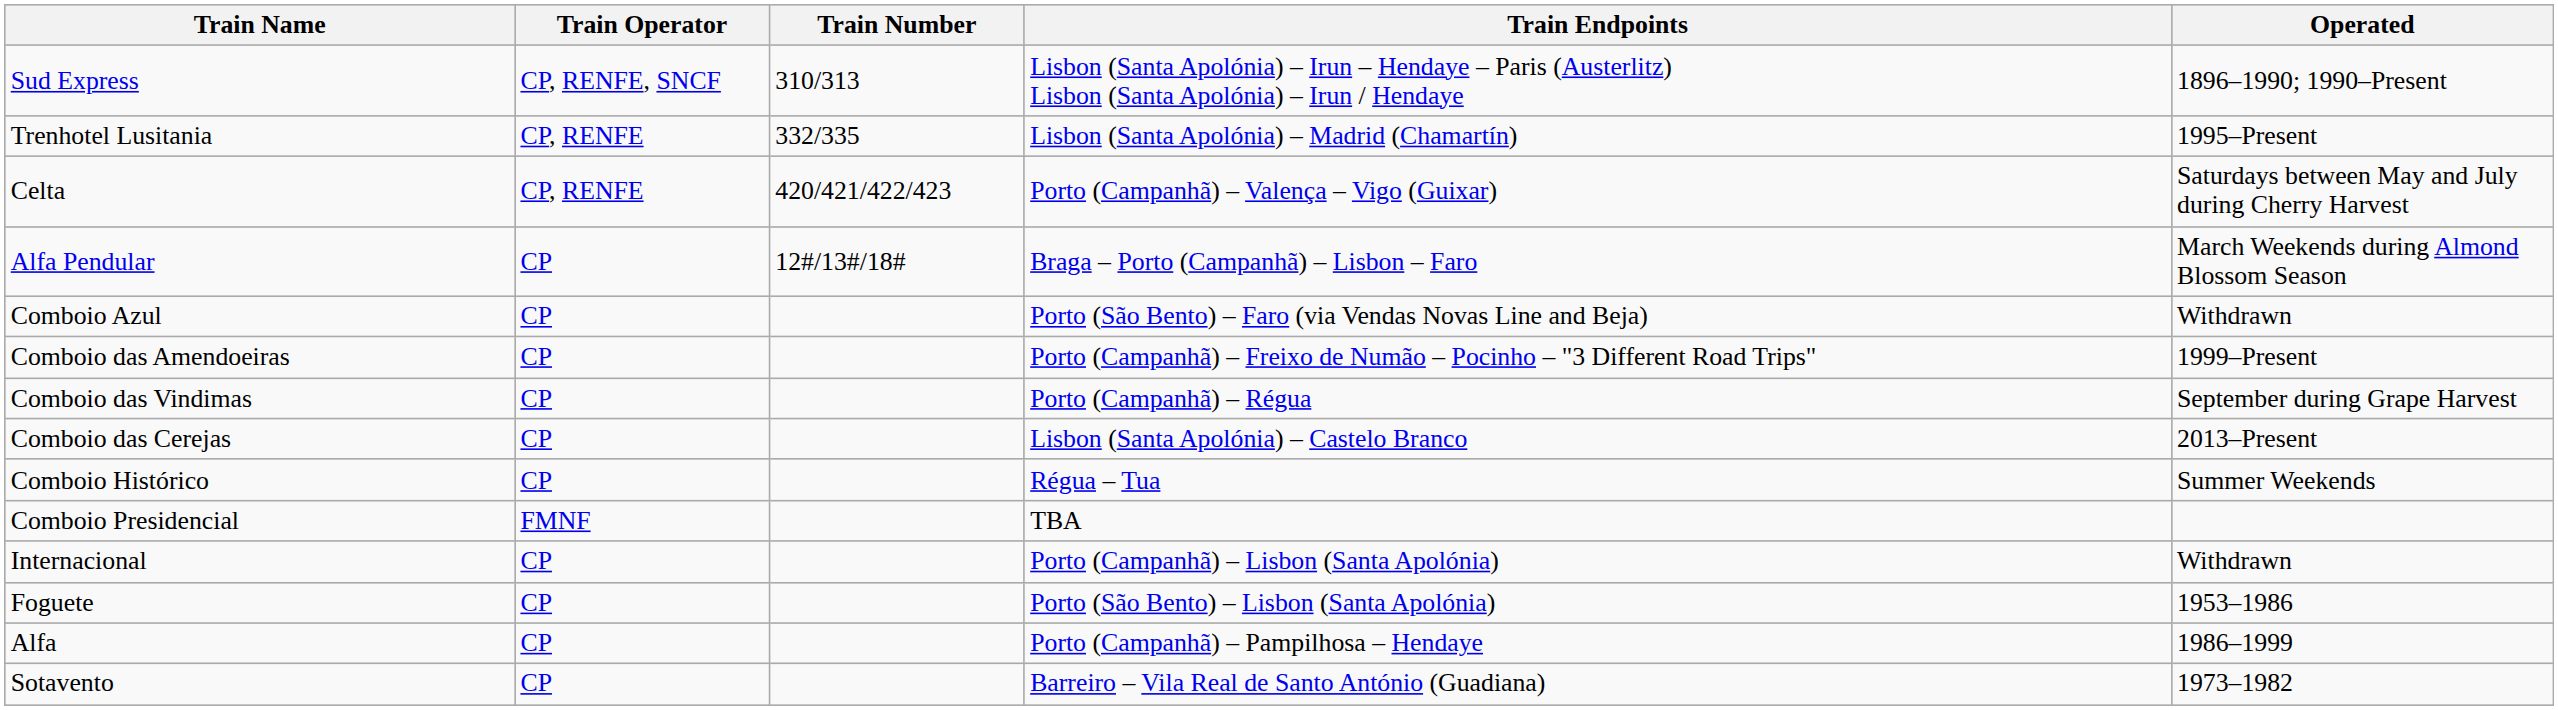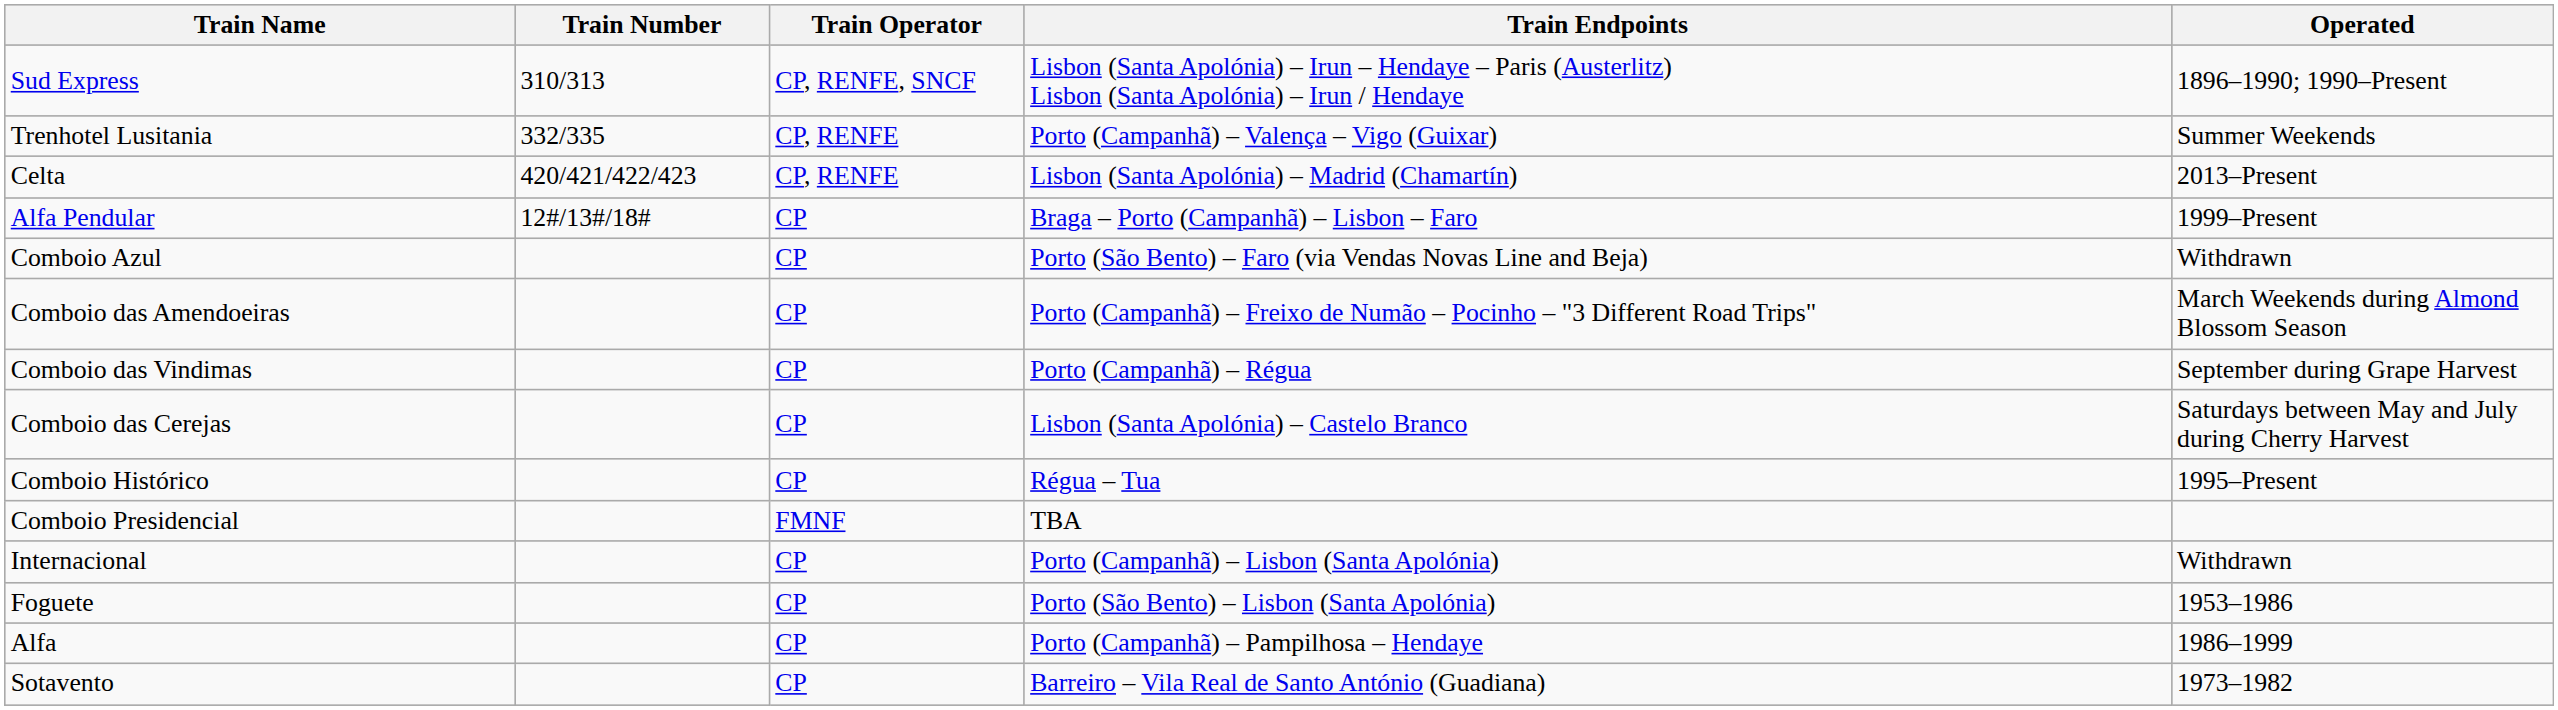columns swapped: (897, 24) <-> (642, 24)
(1274, 135) Lisbon (Santa Apolónia) – Madrid (Chamartín) -> (1264, 135) Porto (Campanhã) – Valença – Vigo (Guixar)
(2247, 135) 1995–Present -> (2276, 135) Summer Weekends
(1264, 190) Porto (Campanhã) – Valença – Vigo (Guixar) -> (1274, 176) Lisbon (Santa Apolónia) – Madrid (Chamartín)
(2347, 190) Saturdays between May and July during Cherry Harvest -> (2247, 176) 2013–Present
(2348, 260) March Weekends during Almond Blossom Season -> (2247, 217) 1999–Present
(2247, 356) 1999–Present -> (2348, 313) March Weekends during Almond Blossom Season
(2247, 438) 2013–Present -> (2347, 424) Saturdays between May and July during Cherry Harvest
(2276, 479) Summer Weekends -> (2247, 479) 1995–Present
